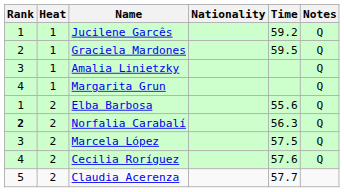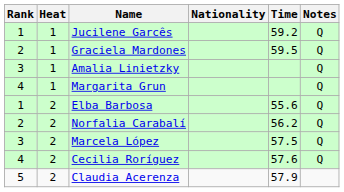(21, 123) bold -> (21, 123) normal
(284, 123) 56.3 -> (284, 123) 56.2
(284, 178) 57.7 -> (284, 178) 57.9
